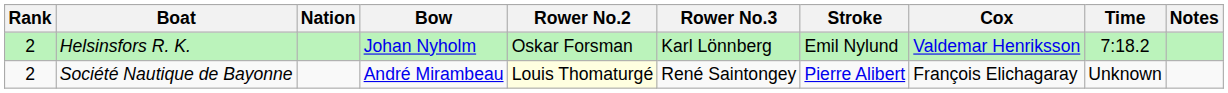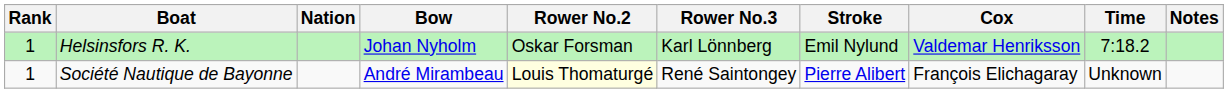(30, 46) 2 -> (30, 46) 1
(30, 74) 2 -> (30, 74) 1
